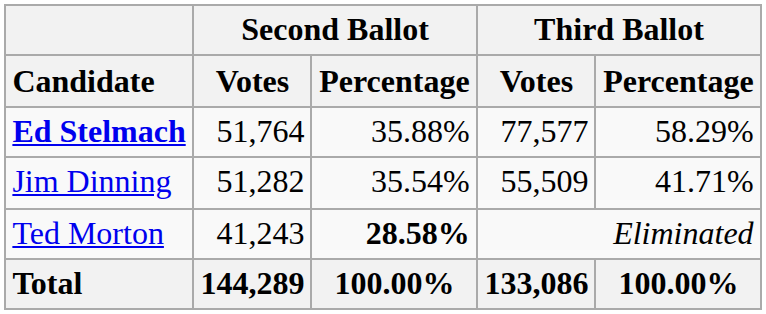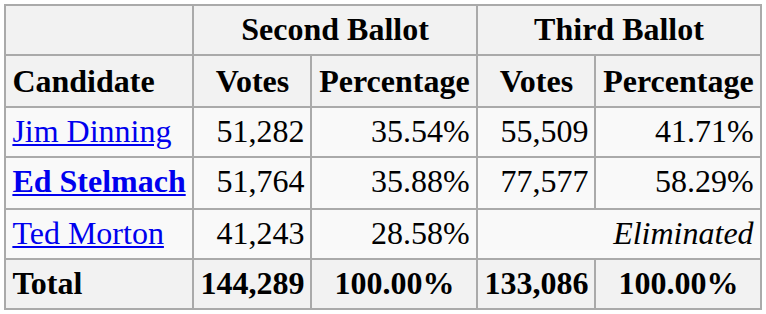rows swapped: (99, 131) <-> (92, 182)
(418, 232) bold -> (420, 232) normal
